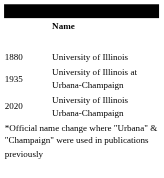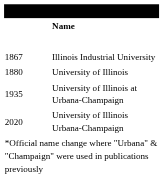+ row: (104, 57)
